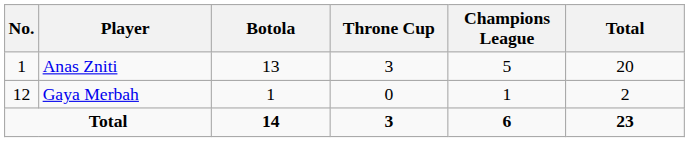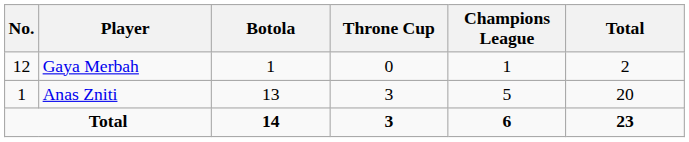rows swapped: (80, 66) <-> (91, 94)
